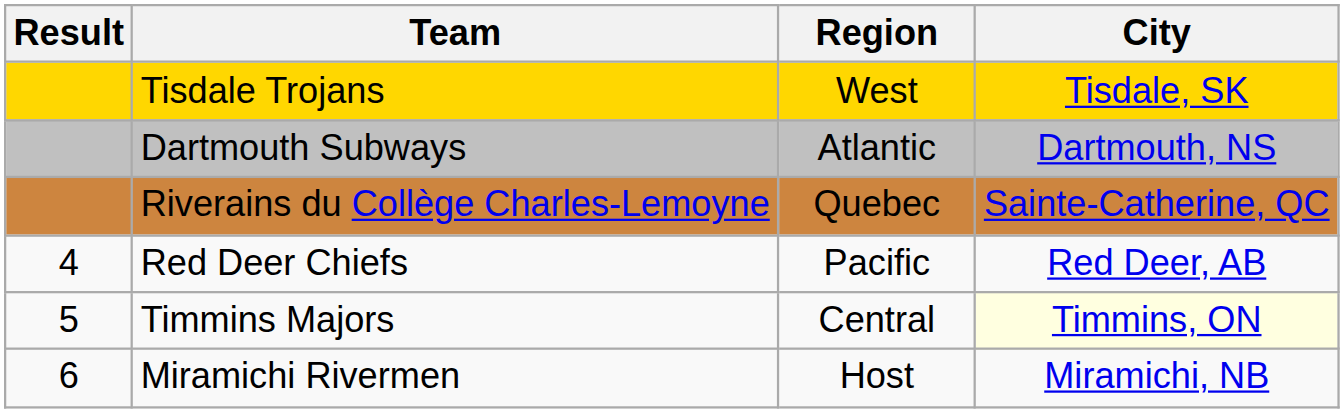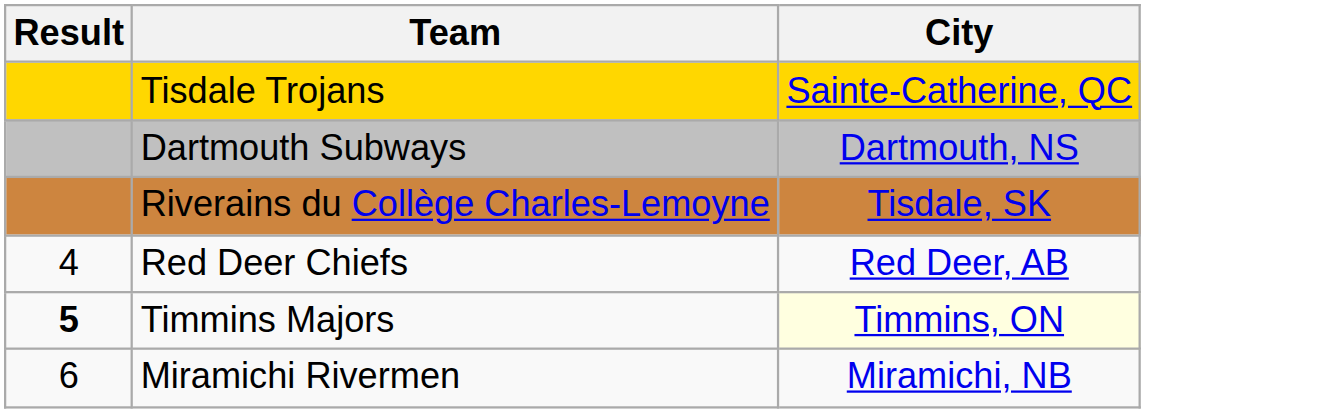- column: (877, 33)
(1157, 90) Tisdale, SK -> (959, 90) Sainte-Catherine, QC
(1157, 205) Sainte-Catherine, QC -> (959, 205) Tisdale, SK
(69, 319) normal -> (69, 319) bold
